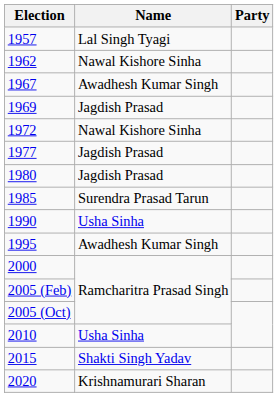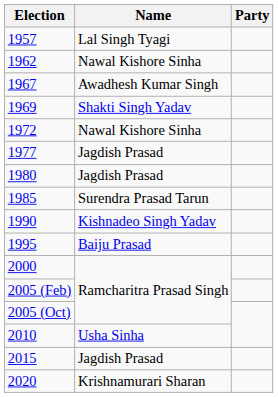(121, 107) Jagdish Prasad -> (135, 107) Shakti Singh Yadav
(111, 221) Usha Sinha -> (147, 221) Kishnadeo Singh Yadav
(148, 244) Awadhesh Kumar Singh -> (115, 244) Baiju Prasad
(135, 358) Shakti Singh Yadav -> (121, 358) Jagdish Prasad
